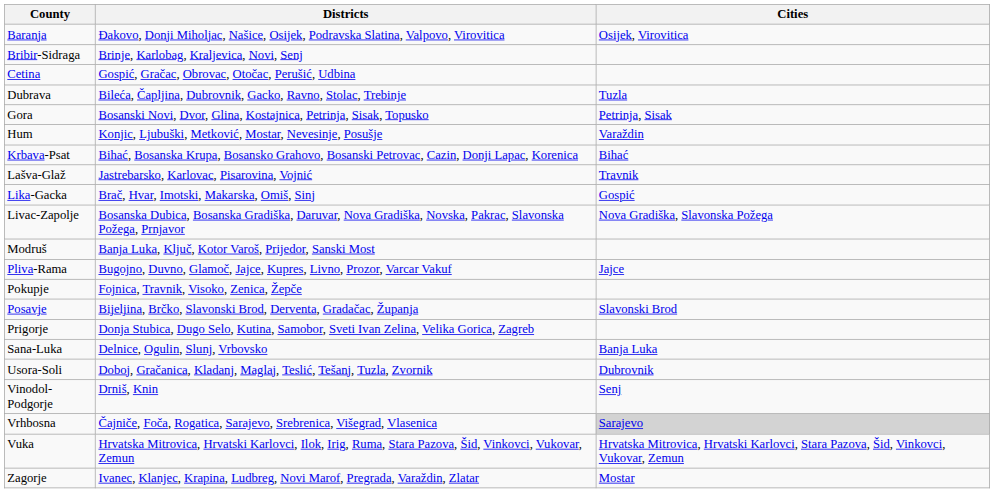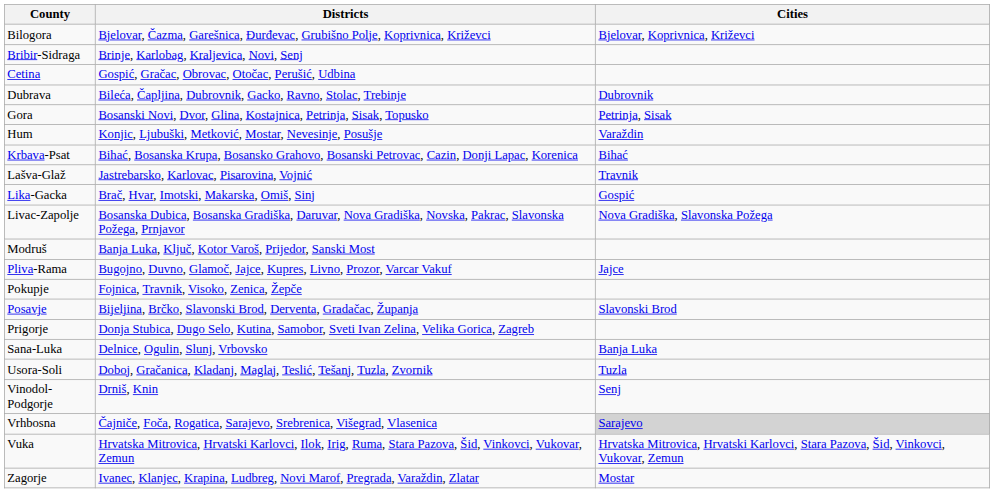- row: (27, 34)
+ row: (29, 34)
(613, 94) Tuzla -> (626, 94) Dubrovnik
(626, 369) Dubrovnik -> (613, 369) Tuzla
